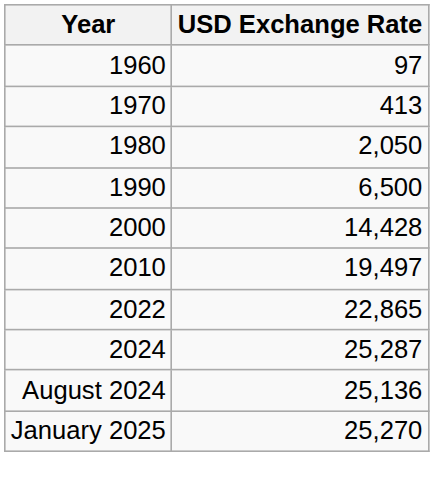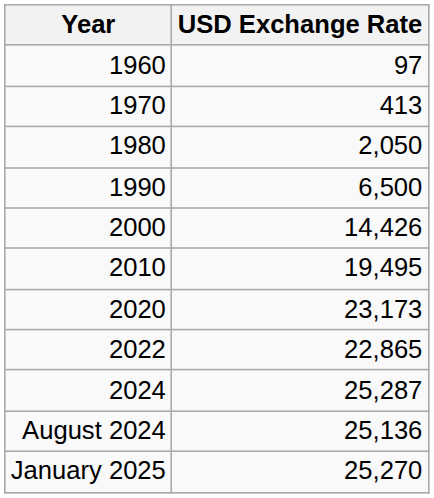(383, 227) 14,428 -> (383, 227) 14,426
(383, 268) 19,497 -> (383, 268) 19,495
+ row: (137, 308)
